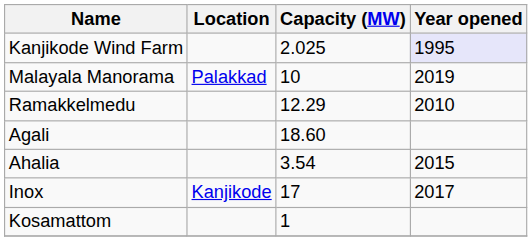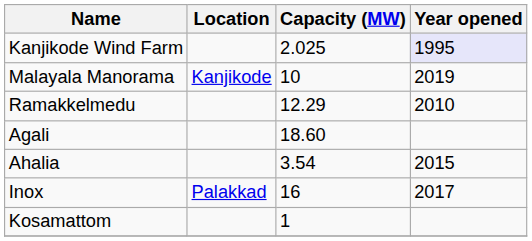(229, 76) Palakkad -> (232, 76) Kanjikode
(232, 192) Kanjikode -> (229, 192) Palakkad
(290, 192) 17 -> (290, 192) 16
